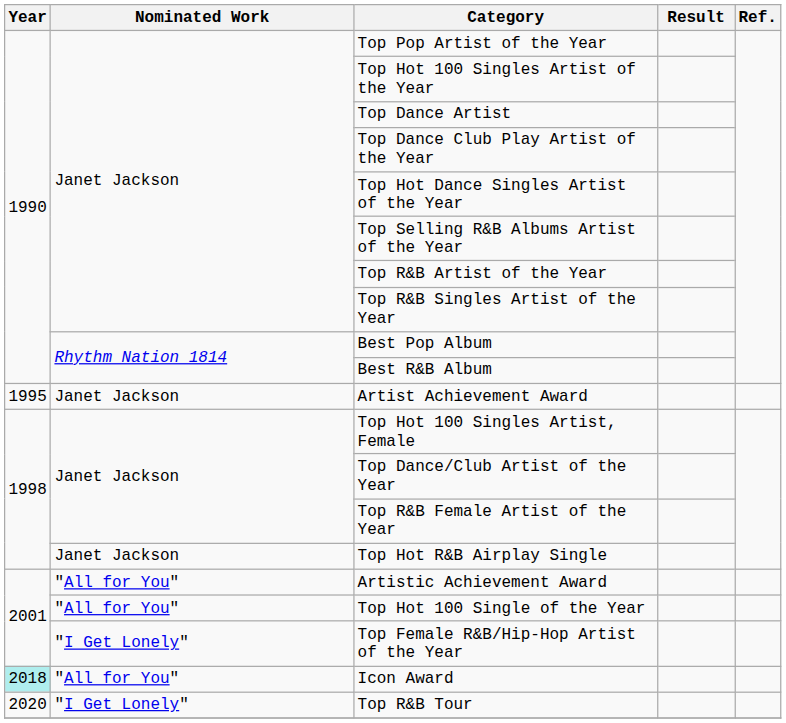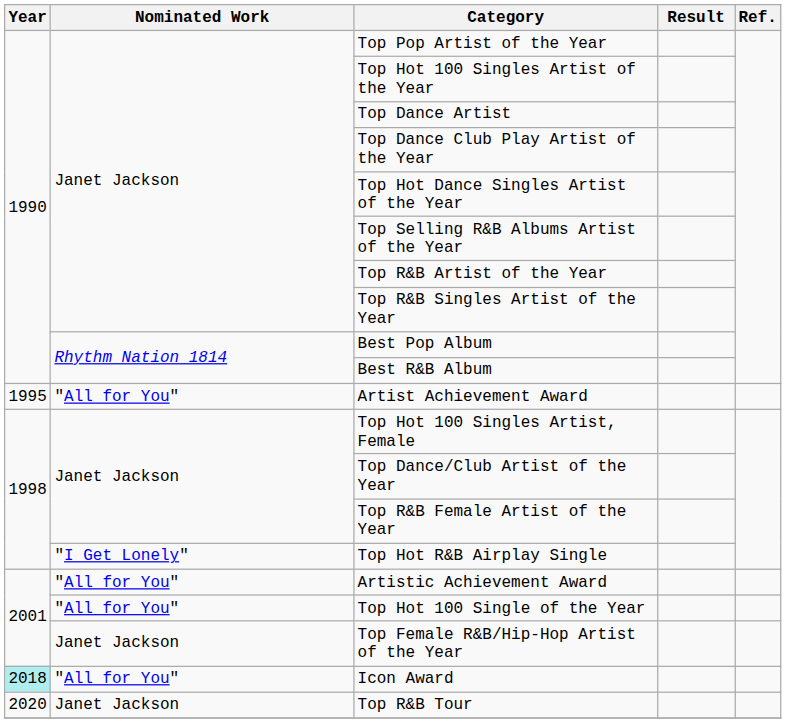(117, 397) Janet Jackson -> (117, 397) "All for You"
(117, 556) Janet Jackson -> (122, 556) "I Get Lonely"
(122, 644) "I Get Lonely" -> (117, 644) Janet Jackson
(122, 705) "I Get Lonely" -> (117, 705) Janet Jackson
